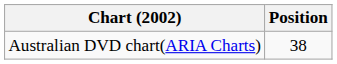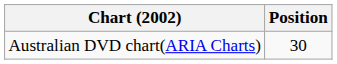(298, 45) 38 -> (298, 45) 30
